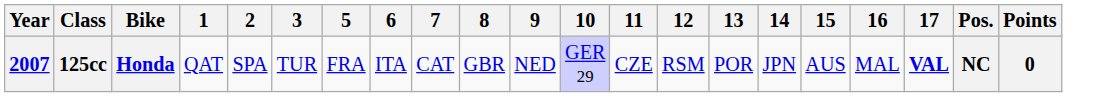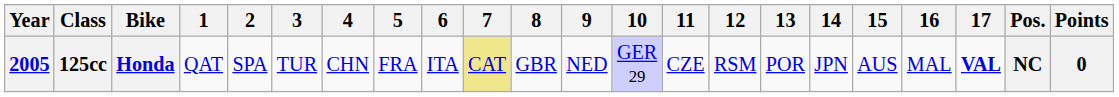+ column: (348, 20)
(29, 63) 2007 -> (29, 63) 2005
(435, 63) no background -> (487, 63) khaki background
